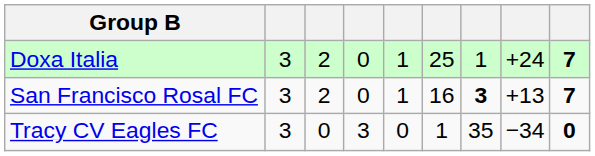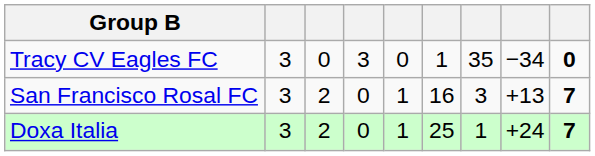rows swapped: (64, 58) <-> (114, 131)
(481, 95) bold -> (481, 95) normal
